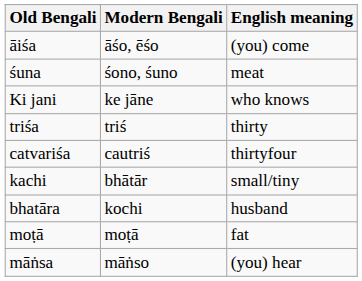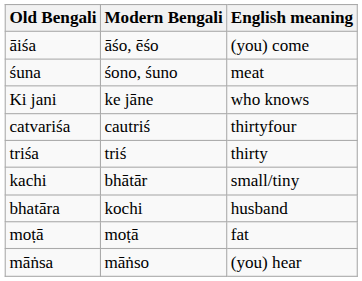rows swapped: (24, 126) <-> (40, 153)
